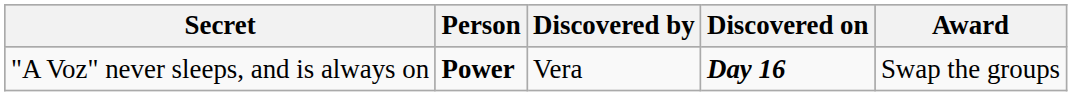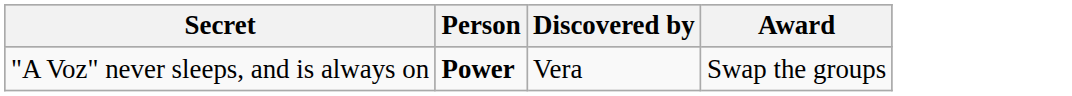- column: (788, 25)
